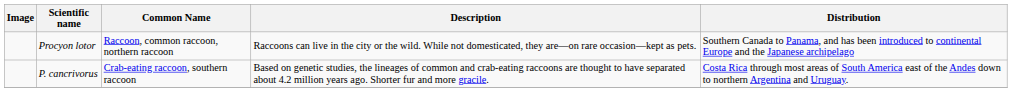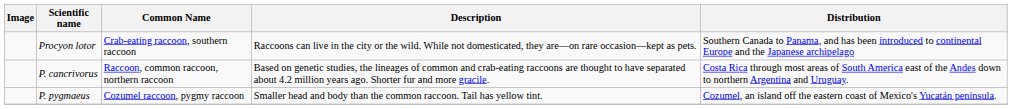(161, 46) Raccoon, common raccoon, northern raccoon -> (166, 46) Crab-eating raccoon, southern raccoon
(166, 73) Crab-eating raccoon, southern raccoon -> (161, 73) Raccoon, common raccoon, northern raccoon
+ row: (64, 95)
